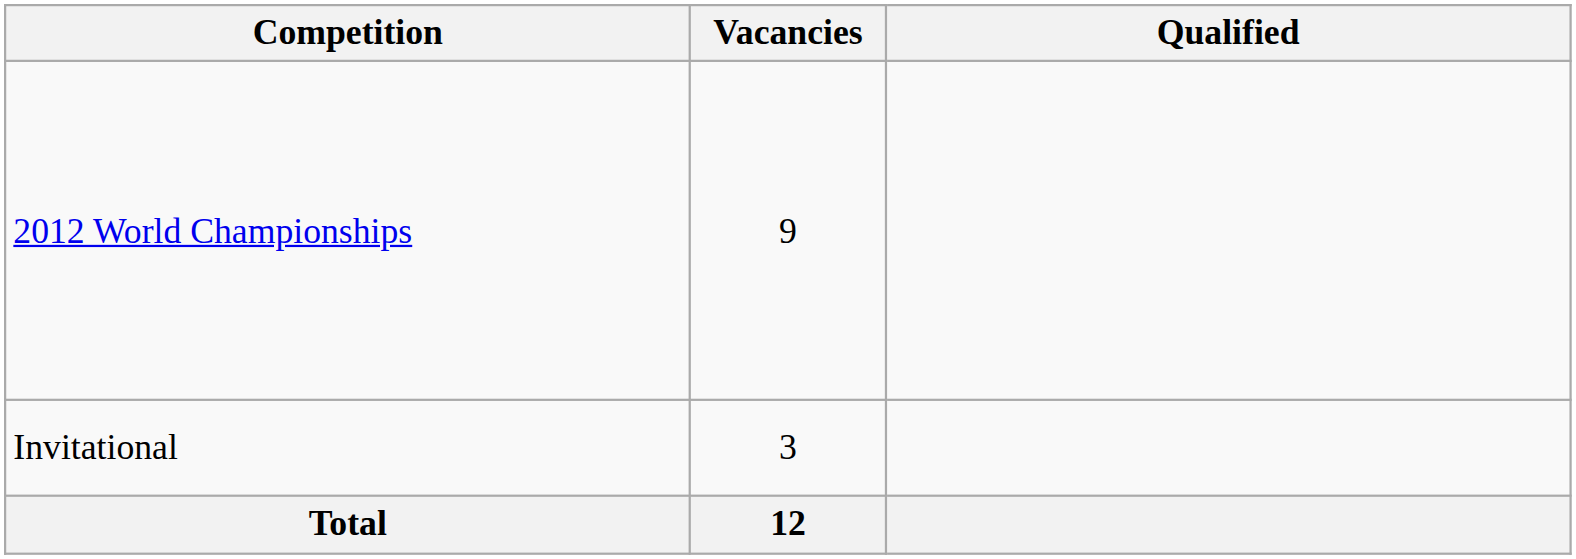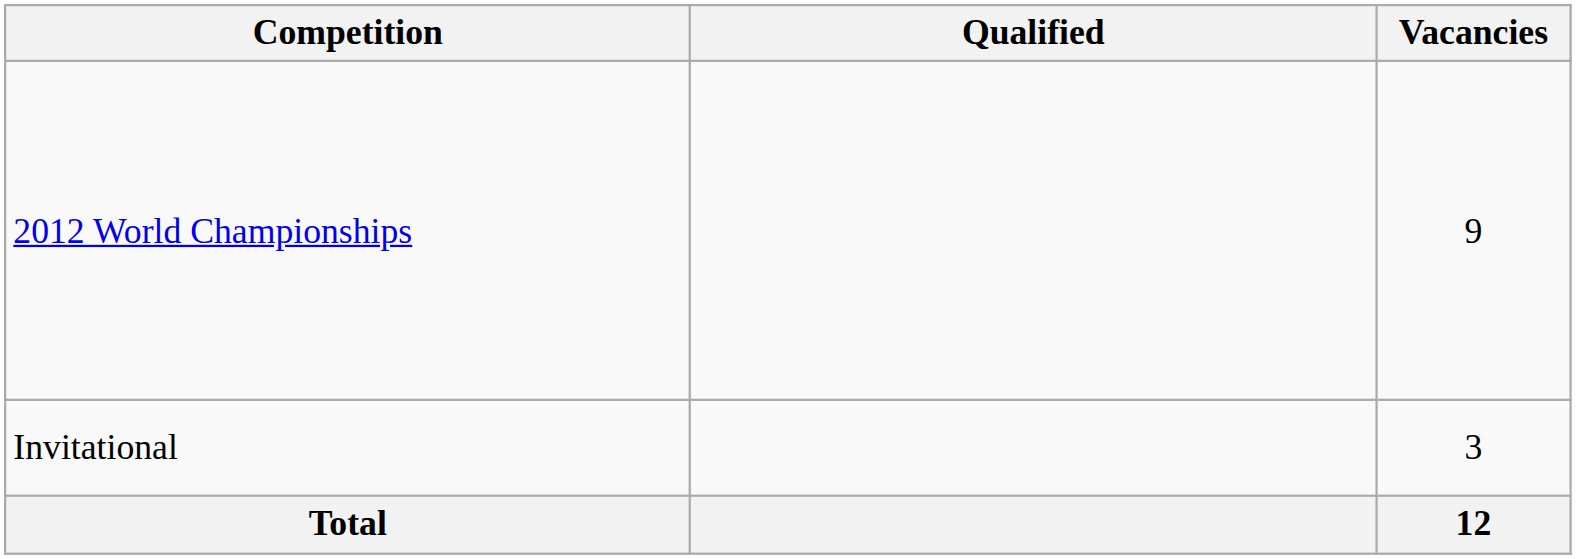columns swapped: (788, 32) <-> (1228, 32)
